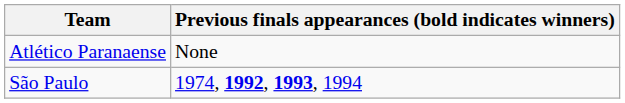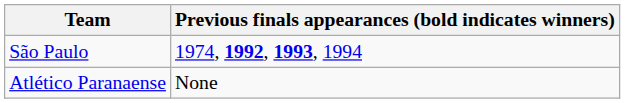rows swapped: (88, 51) <-> (49, 82)
